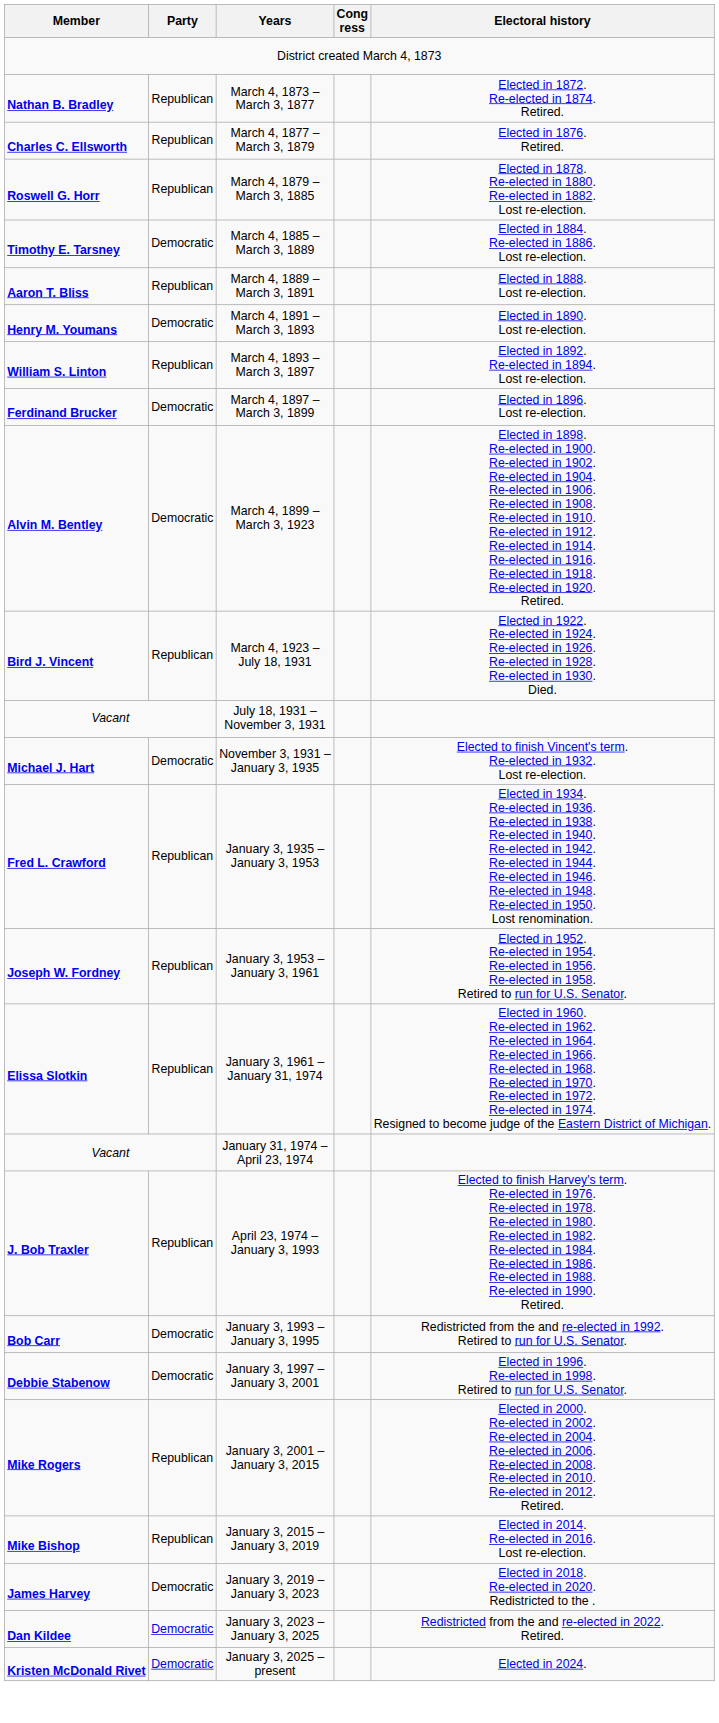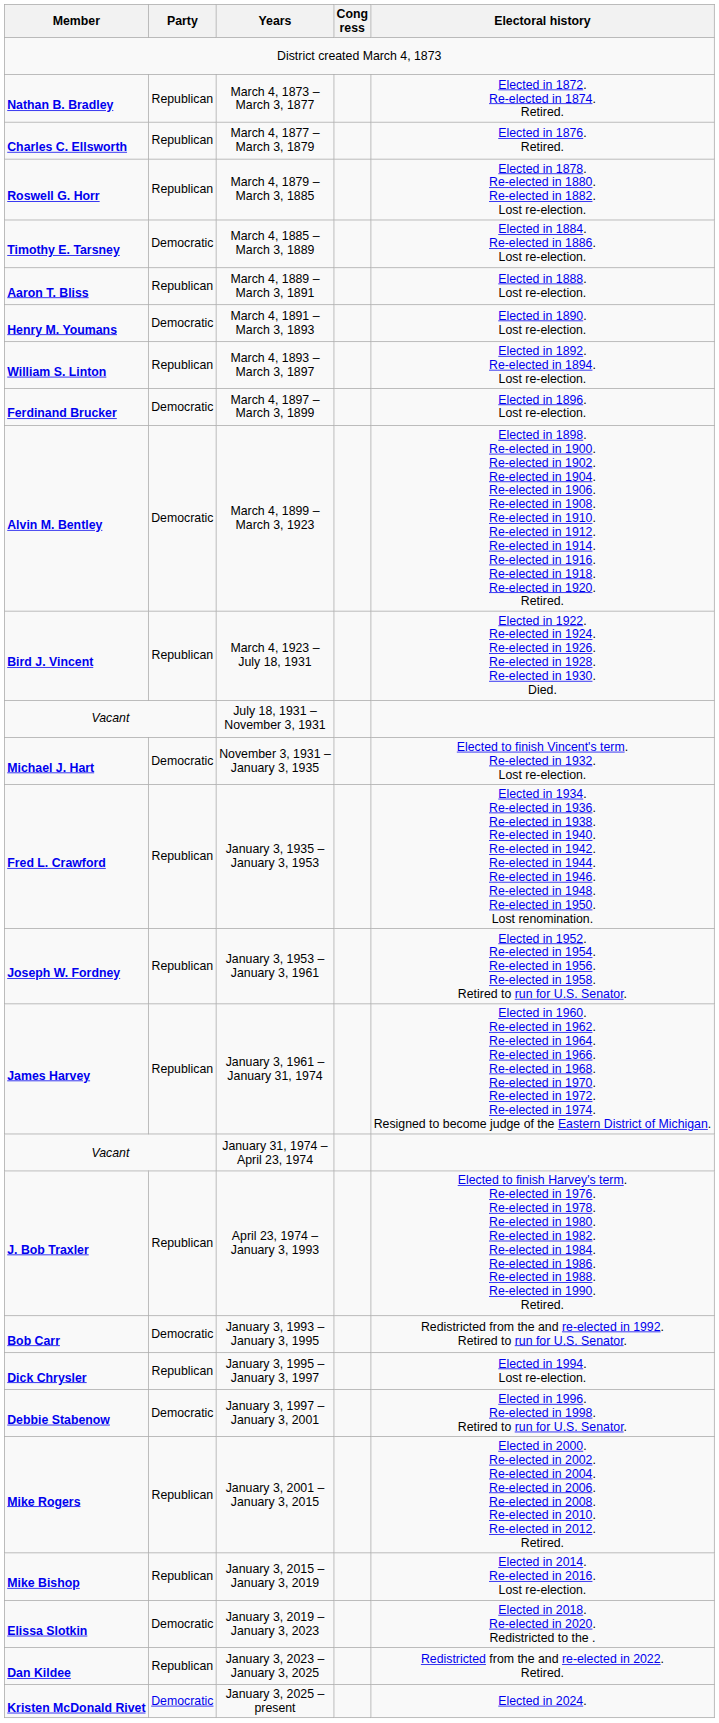(47, 1075) Elissa Slotkin -> (49, 1075) James Harvey
+ row: (275, 1370)
(49, 1594) James Harvey -> (47, 1630) Elissa Slotkin
(182, 1629) Democratic -> (182, 1666) Republican
